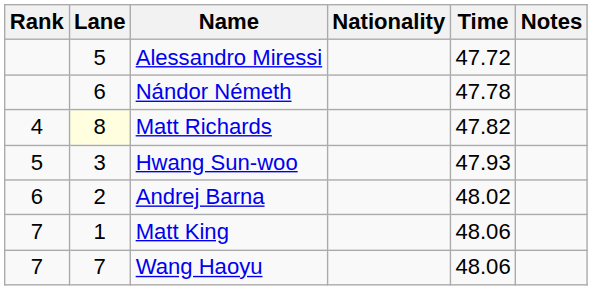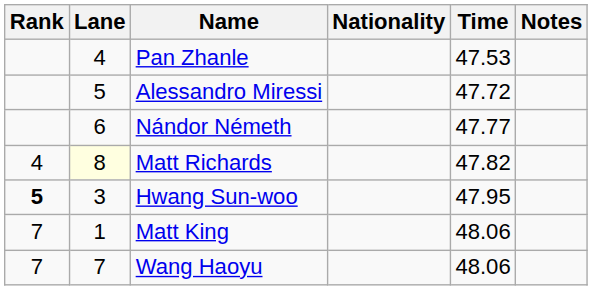+ row: (192, 57)
(483, 92) 47.78 -> (483, 127) 47.77
(37, 162) normal -> (37, 197) bold
(483, 162) 47.93 -> (483, 197) 47.95
- row: (200, 197)
